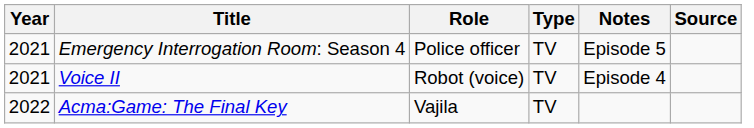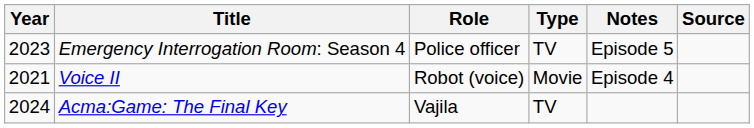(30, 48) 2021 -> (30, 48) 2023
(545, 78) TV -> (558, 78) Movie
(30, 107) 2022 -> (30, 107) 2024
